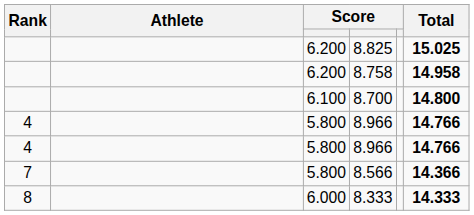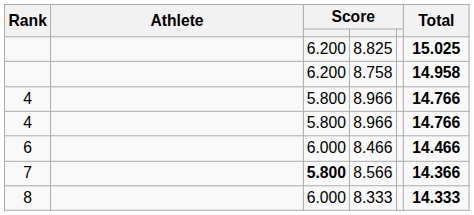- row: (28, 99)
+ row: (28, 148)
(326, 173) normal -> (326, 173) bold
